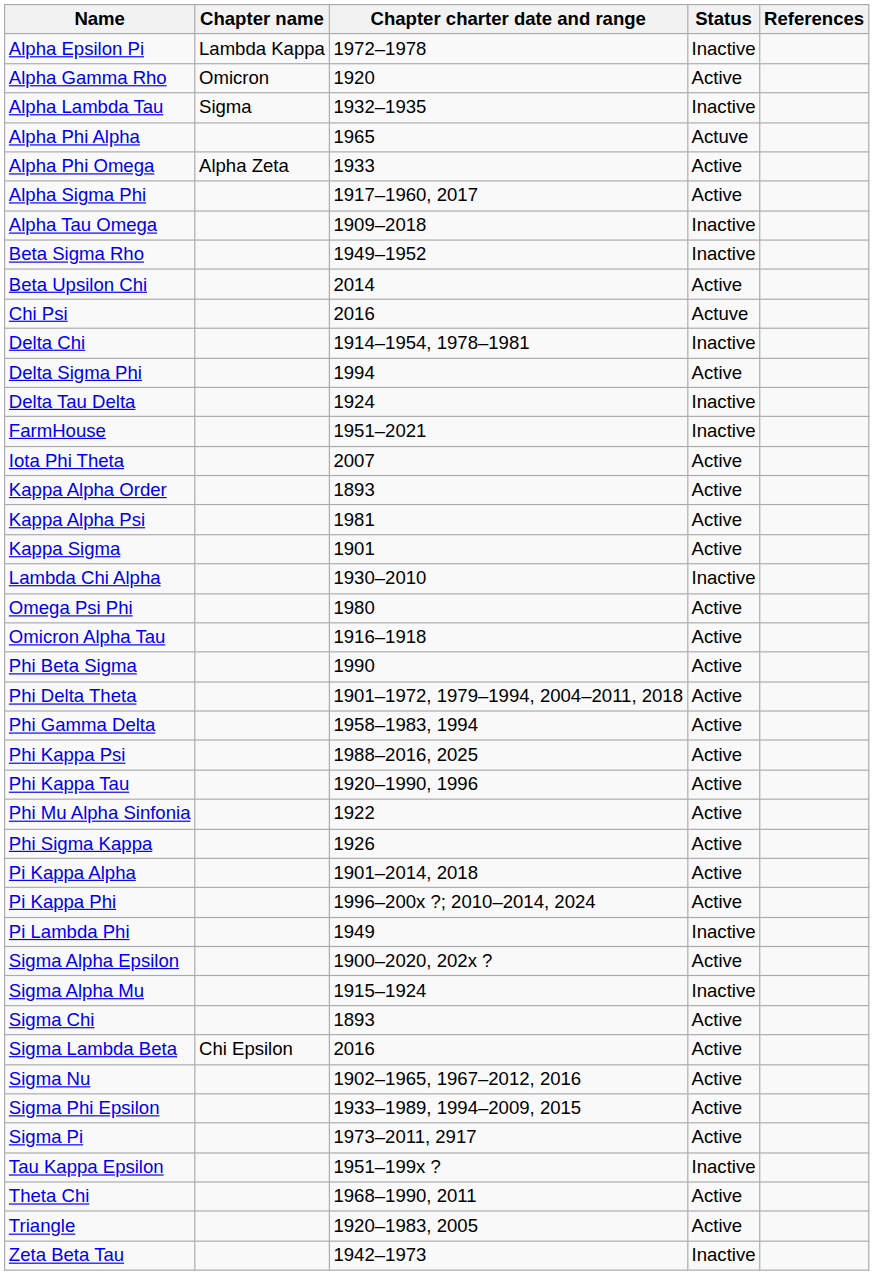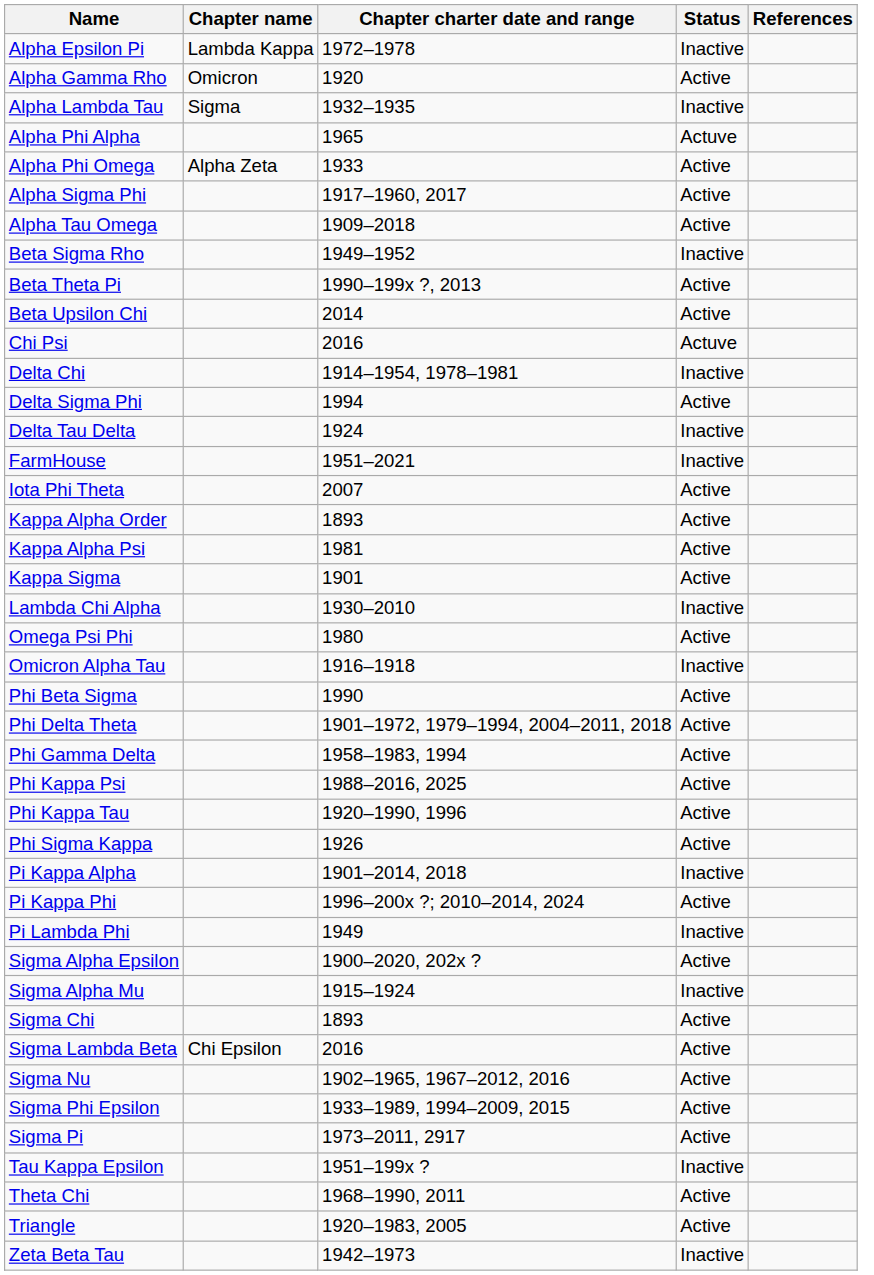(724, 225) Inactive -> (706, 225) Active
+ row: (65, 284)
(717, 637) Active -> (712, 666) Inactive
- row: (100, 813)
(717, 872) Active -> (712, 872) Inactive
